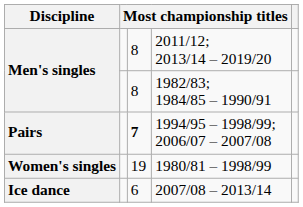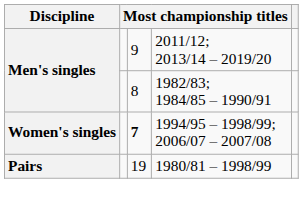(135, 49) 8 -> (135, 49) 9
(25, 132) Pairs -> (62, 132) Women's singles
(62, 165) Women's singles -> (25, 165) Pairs
- row: (213, 190)
